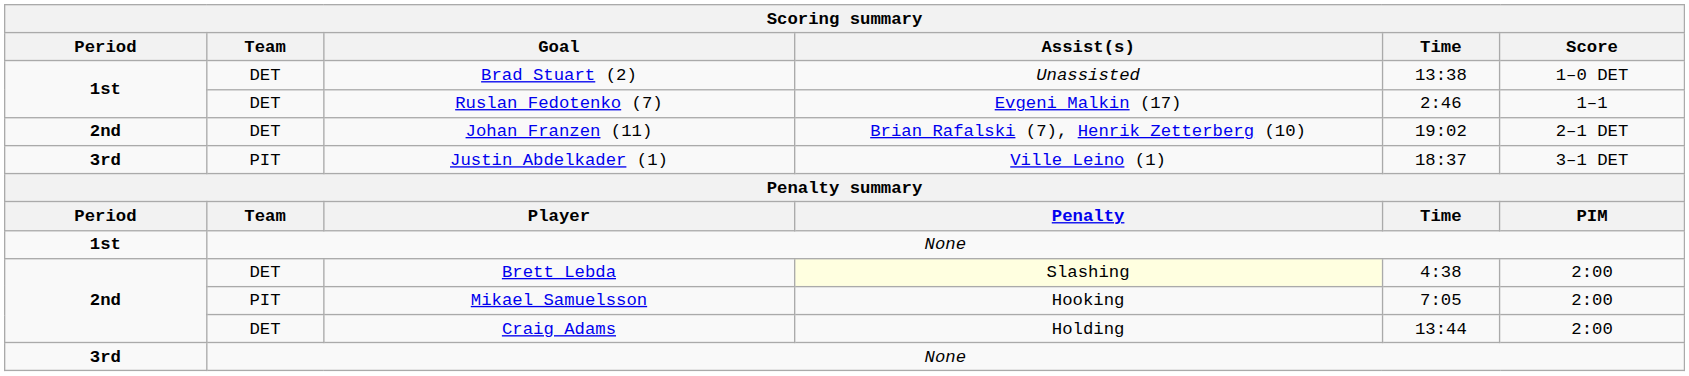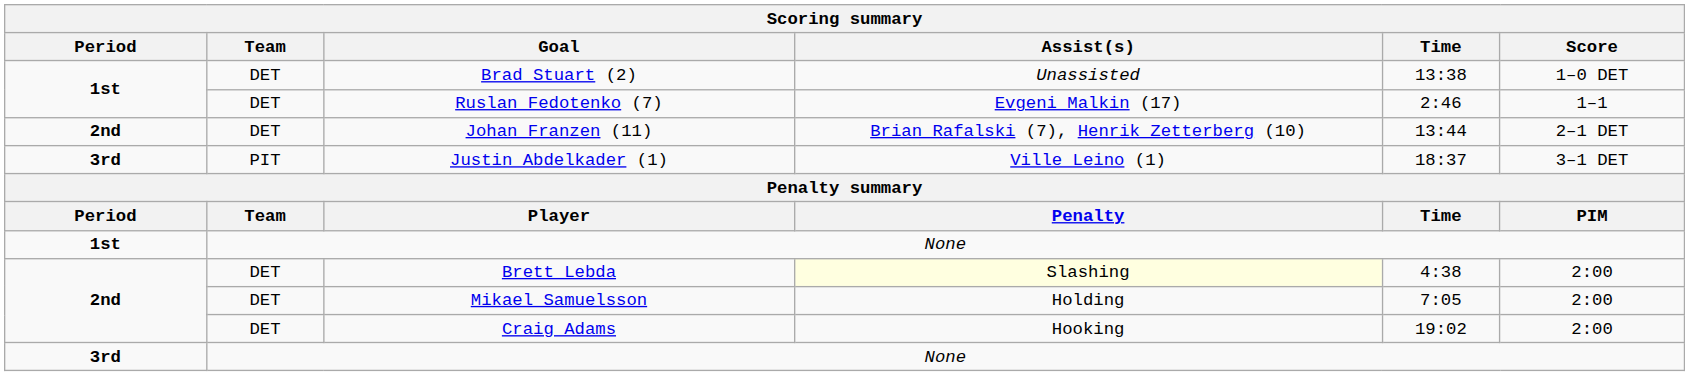(1441, 131) 19:02 -> (1441, 131) 13:44
(265, 301) PIT -> (265, 301) DET
(1088, 301) Hooking -> (1088, 301) Holding
(1088, 329) Holding -> (1088, 329) Hooking
(1441, 329) 13:44 -> (1441, 329) 19:02
